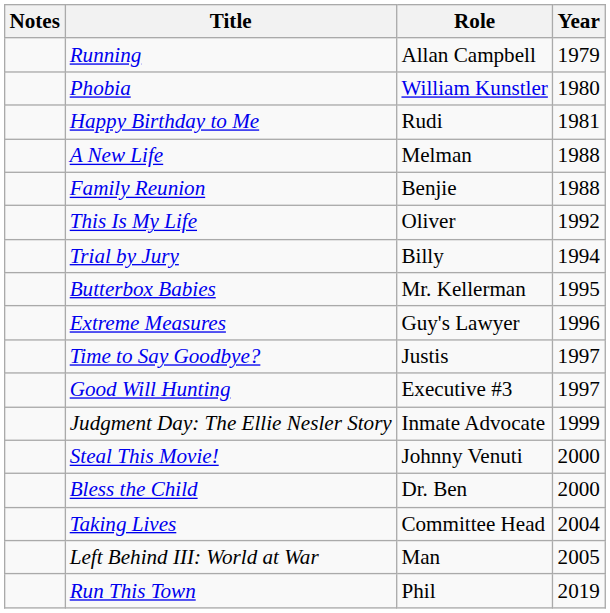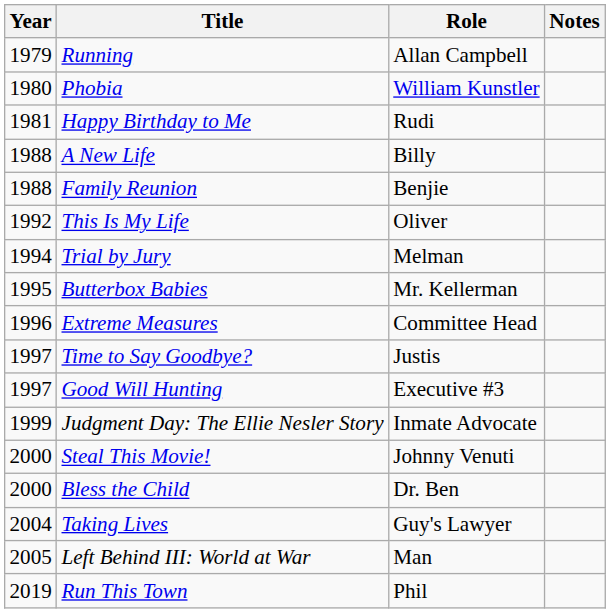columns swapped: (579, 21) <-> (35, 21)
(437, 155) Melman -> (414, 155) Billy
(423, 255) Billy -> (428, 255) Melman
(461, 322) Guy's Lawyer -> (465, 322) Committee Head
(473, 523) Committee Head -> (452, 523) Guy's Lawyer
